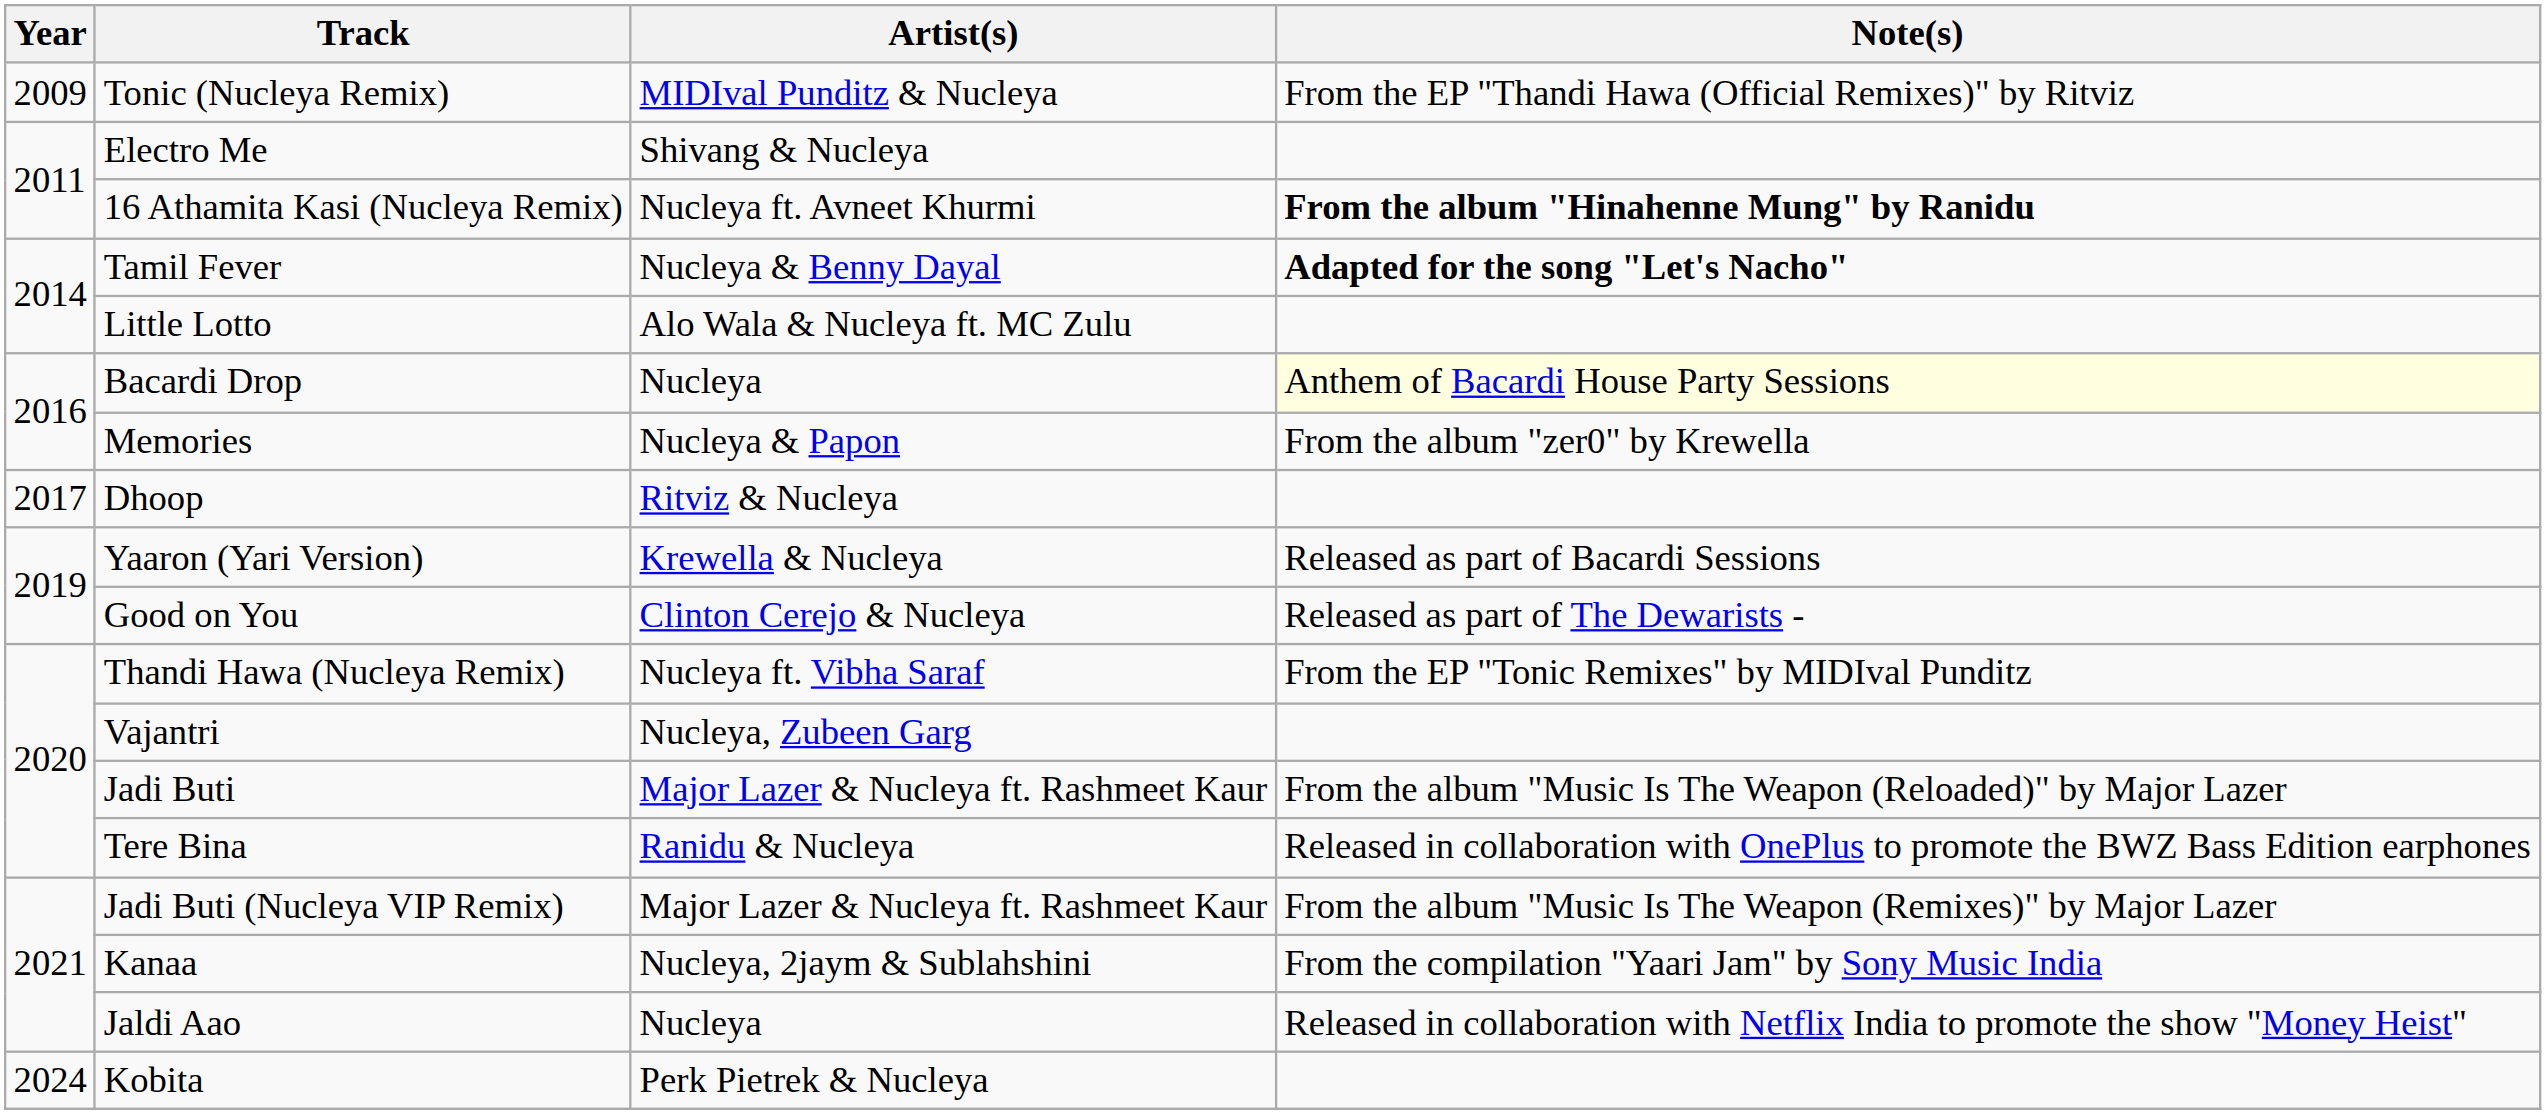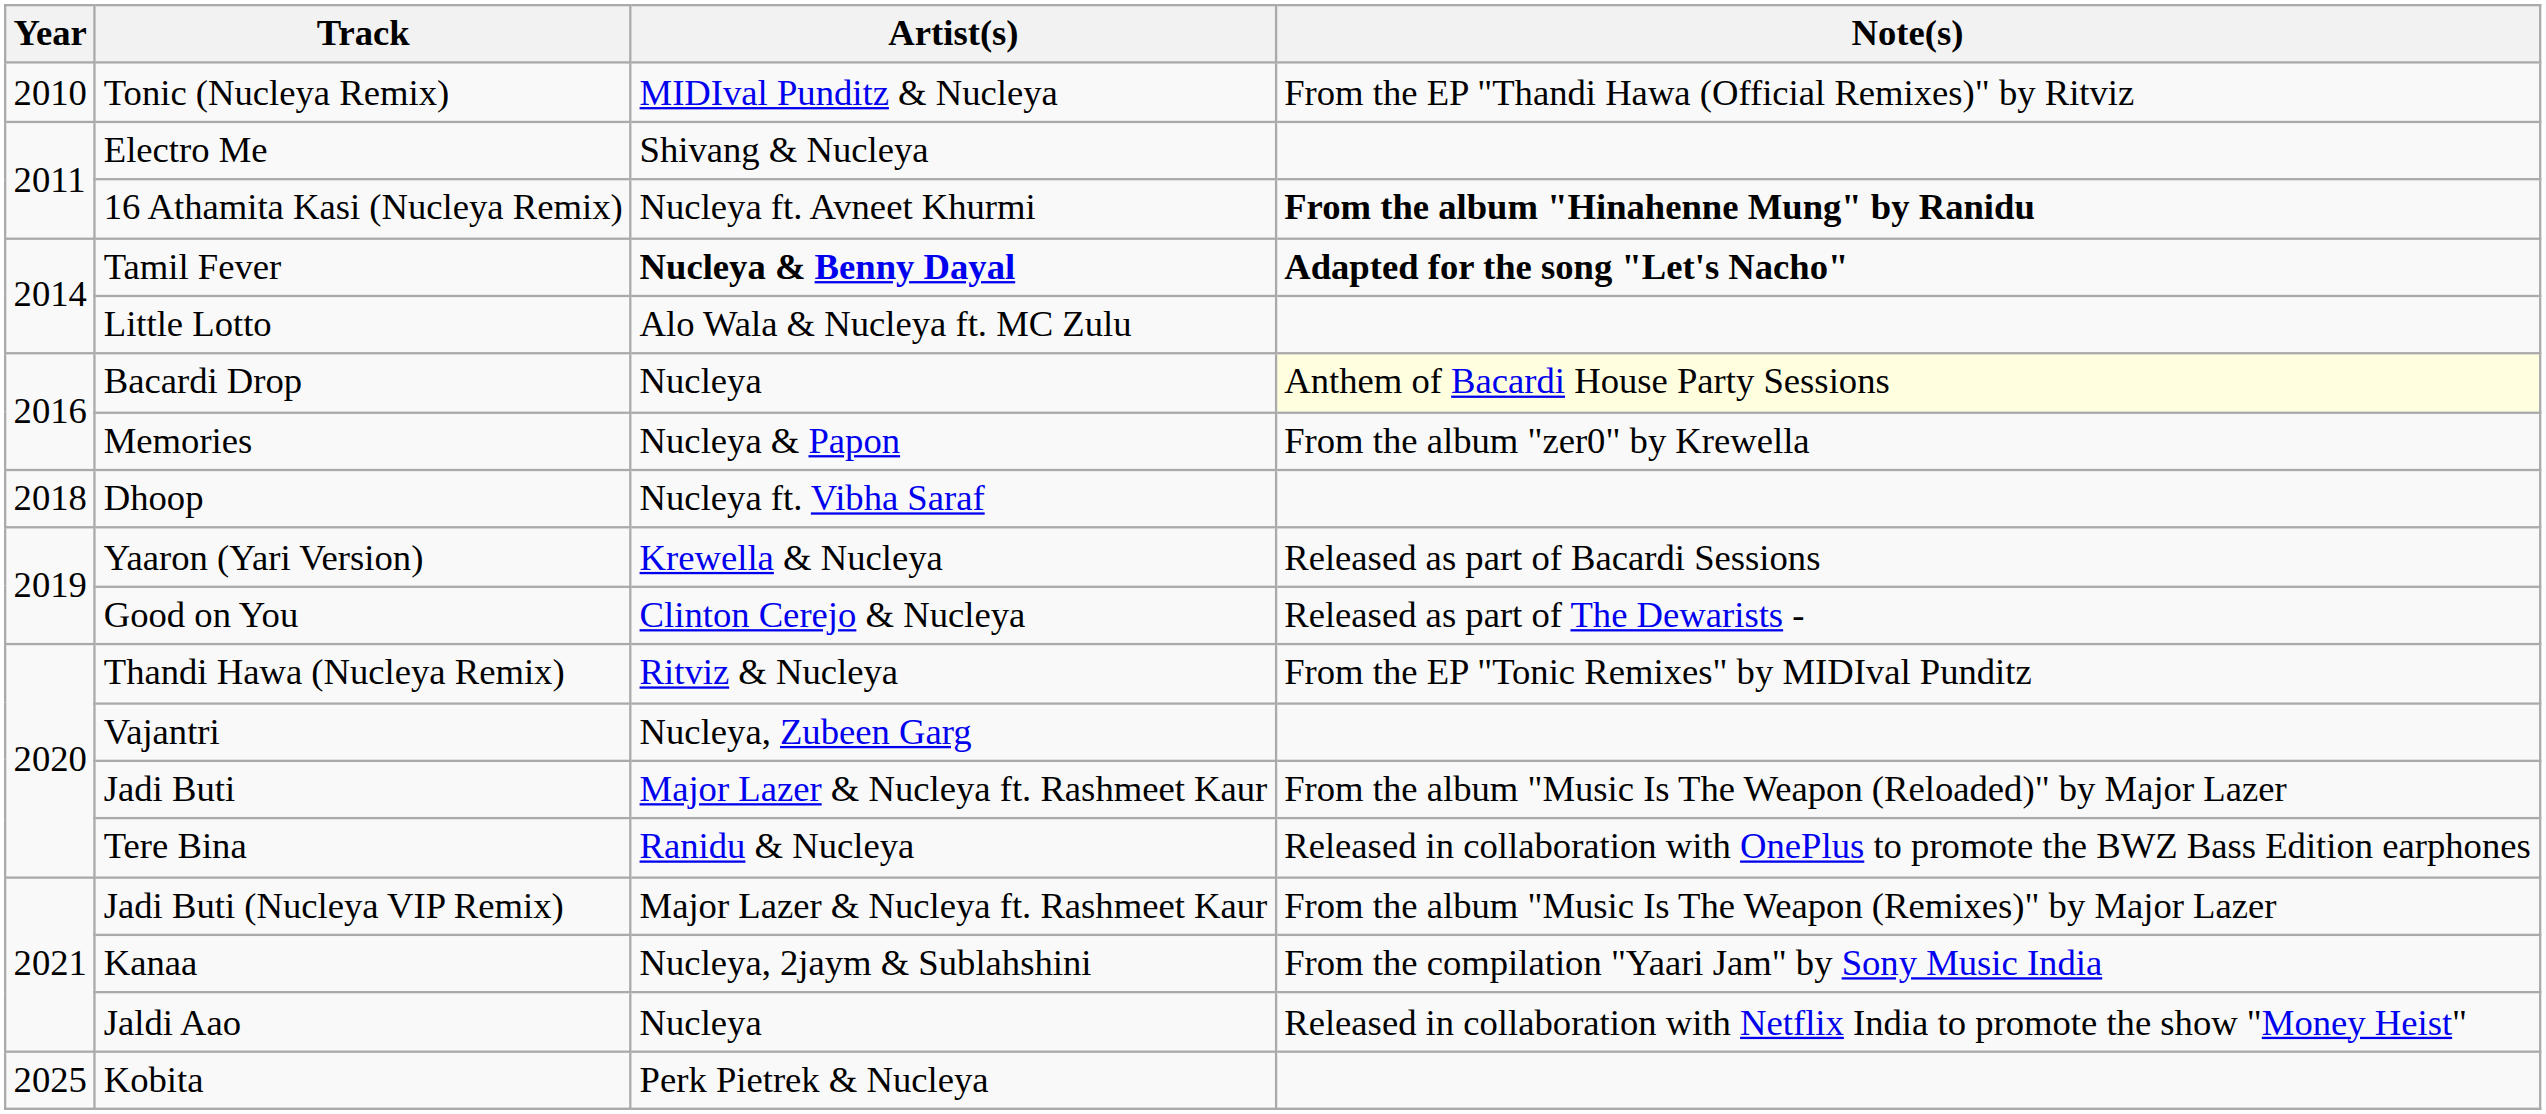(50, 91) 2009 -> (50, 91) 2010
(820, 265) normal -> (827, 265) bold
(50, 498) 2017 -> (50, 498) 2018
(769, 498) Ritviz & Nucleya -> (812, 498) Nucleya ft. Vibha Saraf
(812, 672) Nucleya ft. Vibha Saraf -> (769, 672) Ritviz & Nucleya
(50, 1079) 2024 -> (50, 1079) 2025
